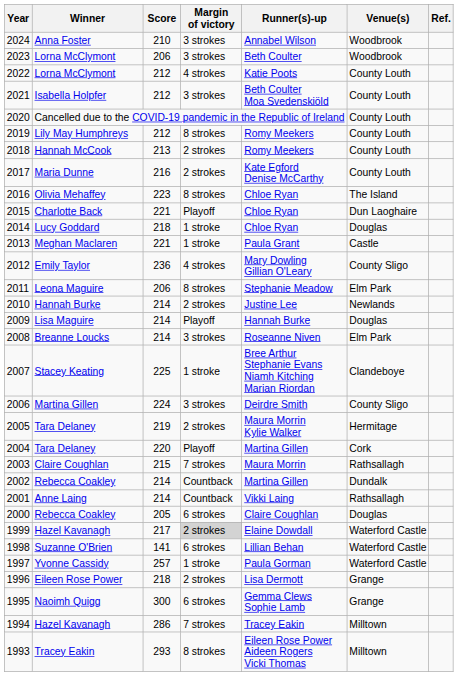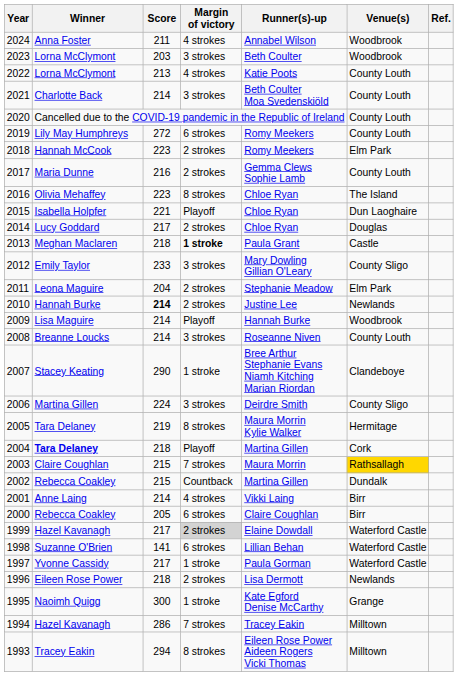(162, 41) 210 -> (162, 41) 211
(204, 41) 3 strokes -> (204, 41) 4 strokes
(162, 57) 206 -> (162, 57) 203
(162, 73) 212 -> (162, 73) 213
(70, 95) Isabella Holpfer -> (68, 95) Charlotte Back
(162, 95) 212 -> (162, 95) 214
(162, 134) 212 -> (162, 134) 272
(204, 134) 8 strokes -> (204, 134) 6 strokes
(162, 150) 213 -> (162, 150) 223
(380, 150) County Louth -> (370, 150) Elm Park
(284, 173) Kate Egford Denise McCarthy -> (278, 173) Gemma Clews Sophie Lamb
(68, 211) Charlotte Back -> (70, 211) Isabella Holpfer
(162, 227) 218 -> (162, 227) 217
(202, 227) 1 stroke -> (204, 227) 2 strokes
(162, 244) 221 -> (162, 244) 218
(202, 244) normal -> (203, 244) bold
(162, 266) 236 -> (162, 266) 233
(204, 266) 4 strokes -> (204, 266) 3 strokes
(162, 288) 206 -> (162, 288) 204
(204, 288) 8 strokes -> (204, 288) 2 strokes
(162, 304) normal -> (162, 304) bold
(368, 321) Douglas -> (376, 321) Woodbrook
(370, 337) Elm Park -> (380, 337) County Louth
(162, 371) 225 -> (162, 371) 290
(204, 427) 2 strokes -> (204, 427) 8 strokes
(65, 449) normal -> (66, 449) bold
(162, 449) 220 -> (162, 449) 218
(377, 465) no background -> (377, 465) gold background
(162, 482) 214 -> (162, 482) 215
(208, 498) Countback -> (204, 498) 4 strokes
(377, 498) Rathsallagh -> (357, 498) Birr
(368, 514) Douglas -> (357, 514) Birr
(162, 563) 257 -> (162, 563) 217
(367, 580) Grange -> (372, 580) Newlands
(204, 602) 6 strokes -> (202, 602) 1 stroke
(278, 602) Gemma Clews Sophie Lamb -> (284, 602) Kate Egford Denise McCarthy
(162, 652) 293 -> (162, 652) 294
